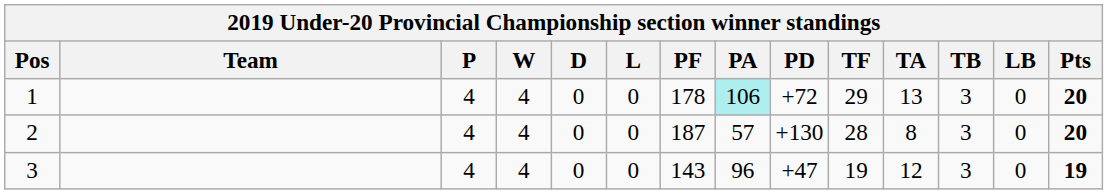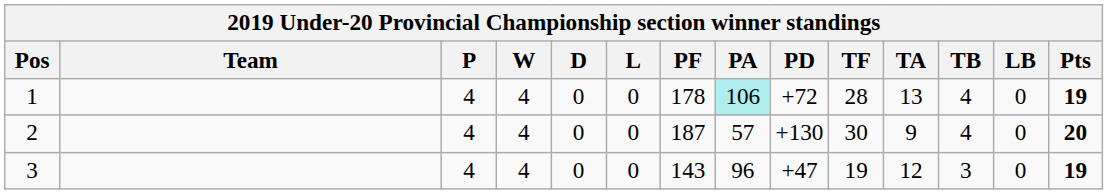(856, 96) 29 -> (856, 96) 28
(966, 96) 3 -> (966, 96) 4
(1075, 96) 20 -> (1075, 96) 19
(856, 133) 28 -> (856, 133) 30
(911, 133) 8 -> (911, 133) 9
(966, 133) 3 -> (966, 133) 4
